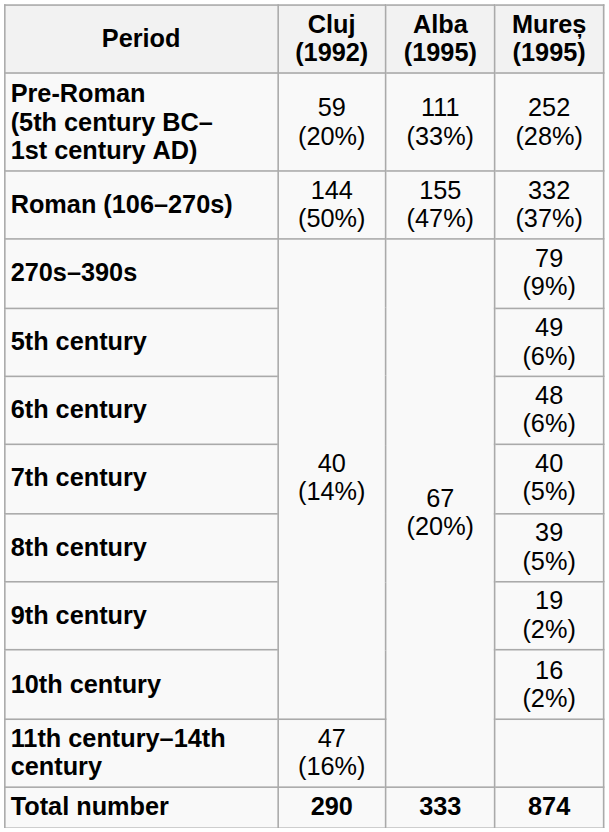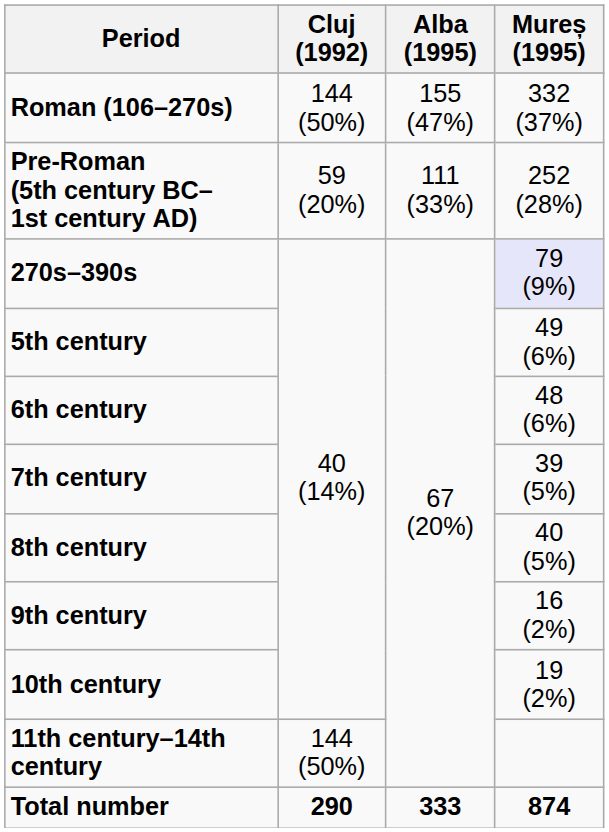rows swapped: (112, 121) <-> (122, 204)
(549, 273) no background -> (549, 273) lavender background
(549, 478) 40 (5%) -> (549, 478) 39 (5%)
(549, 547) 39 (5%) -> (549, 547) 40 (5%)
(549, 615) 19 (2%) -> (549, 615) 16 (2%)
(549, 684) 16 (2%) -> (549, 684) 19 (2%)
(332, 752) 47 (16%) -> (332, 752) 144 (50%)
